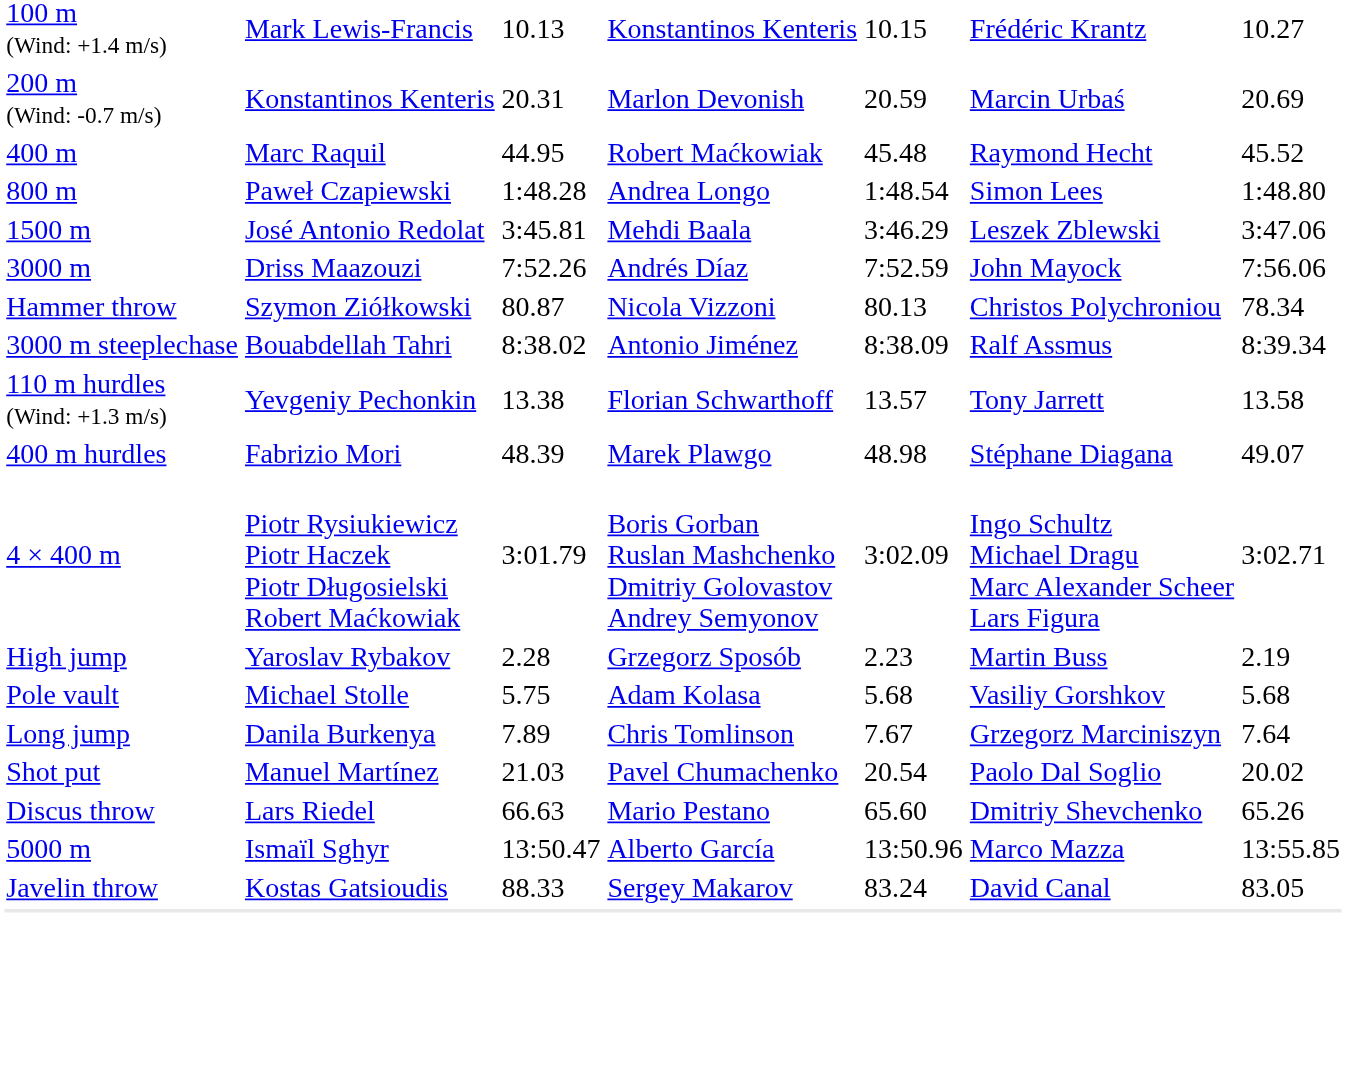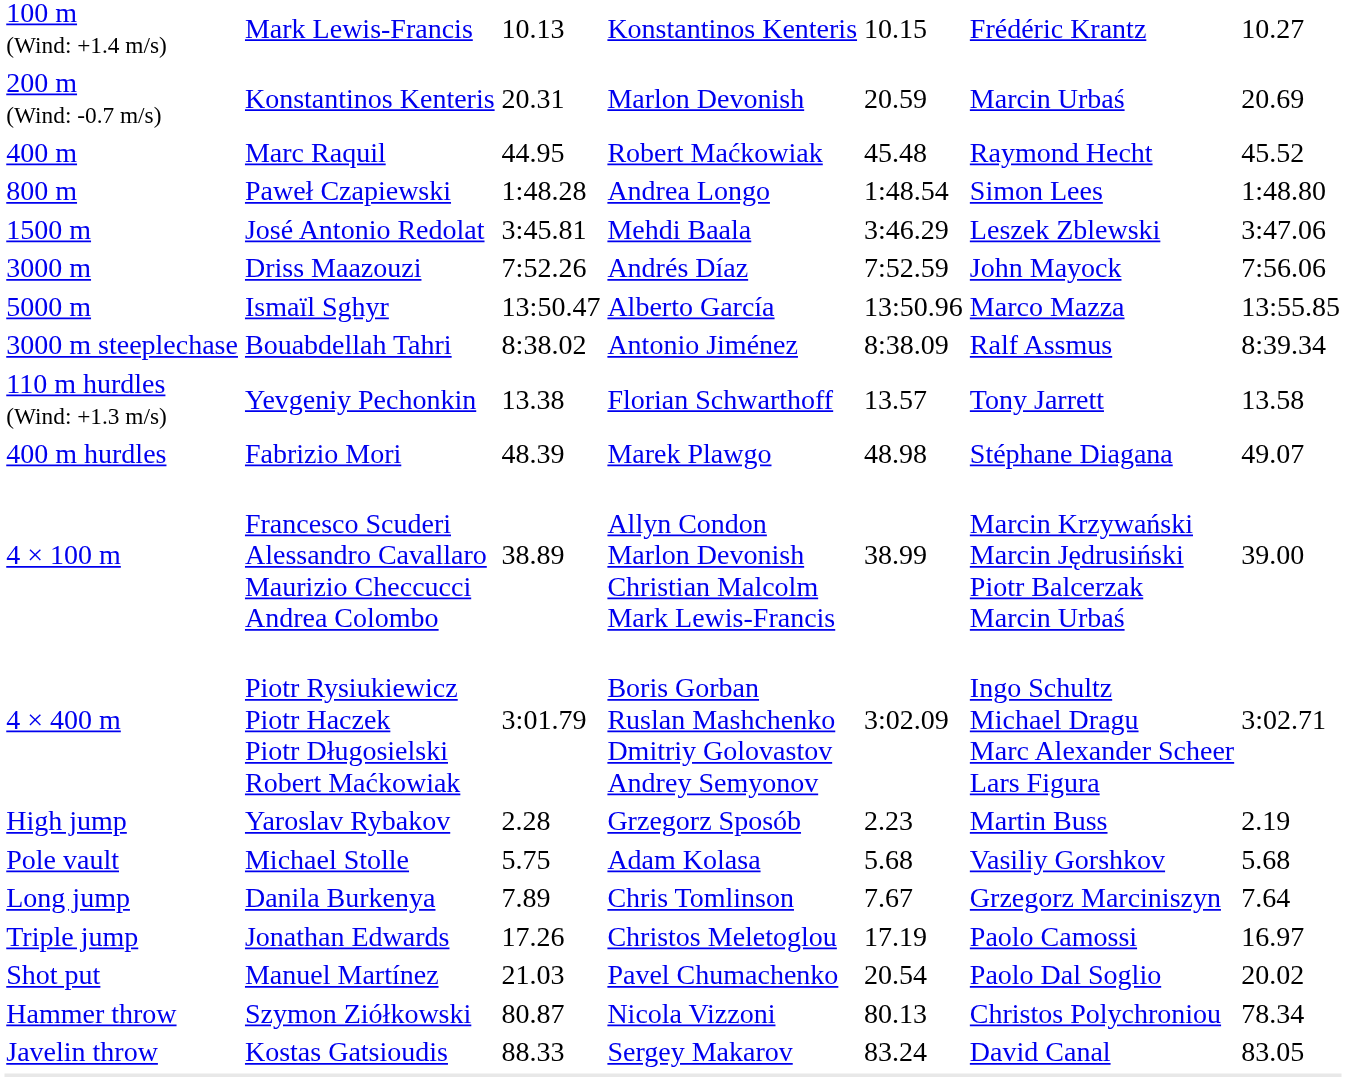rows swapped: (49, 849) <-> (91, 306)
+ row: (64, 555)
+ row: (72, 936)
- row: (81, 810)
